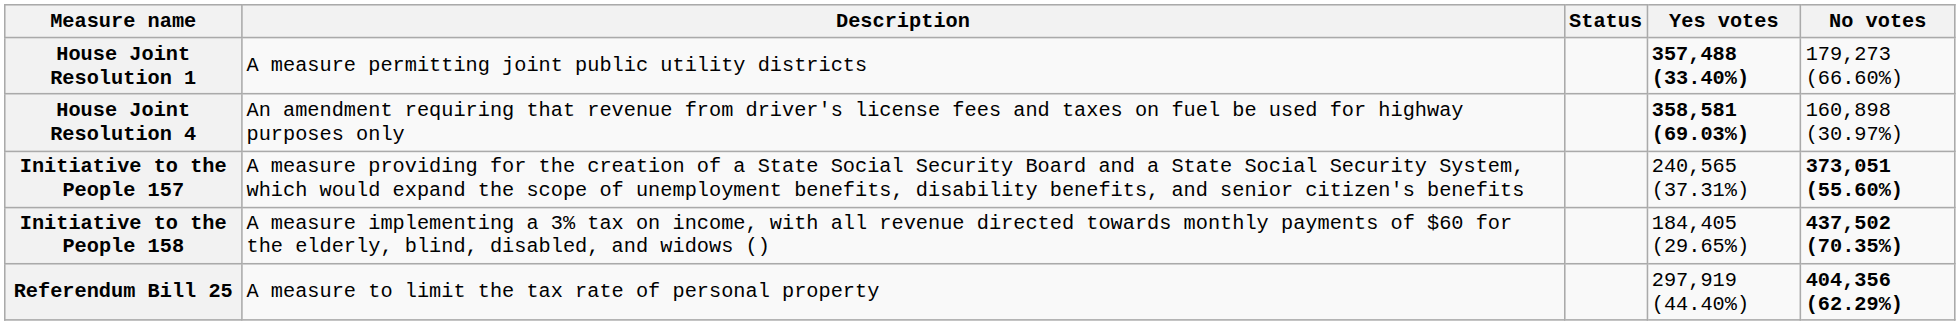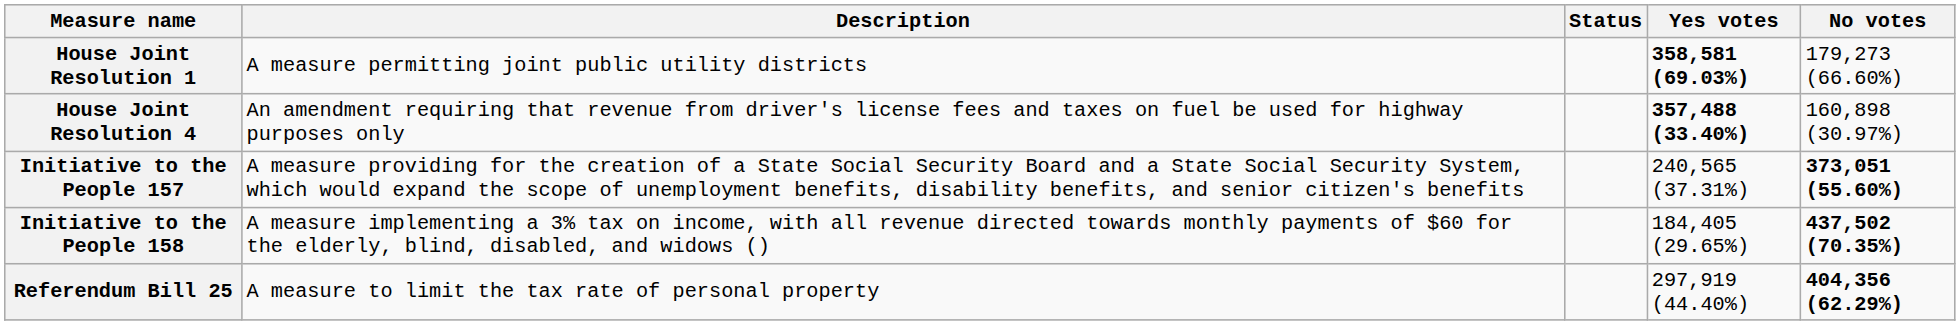(1700, 66) 357,488 (33.40%) -> (1700, 66) 358,581 (69.03%)
(1700, 123) 358,581 (69.03%) -> (1700, 123) 357,488 (33.40%)
